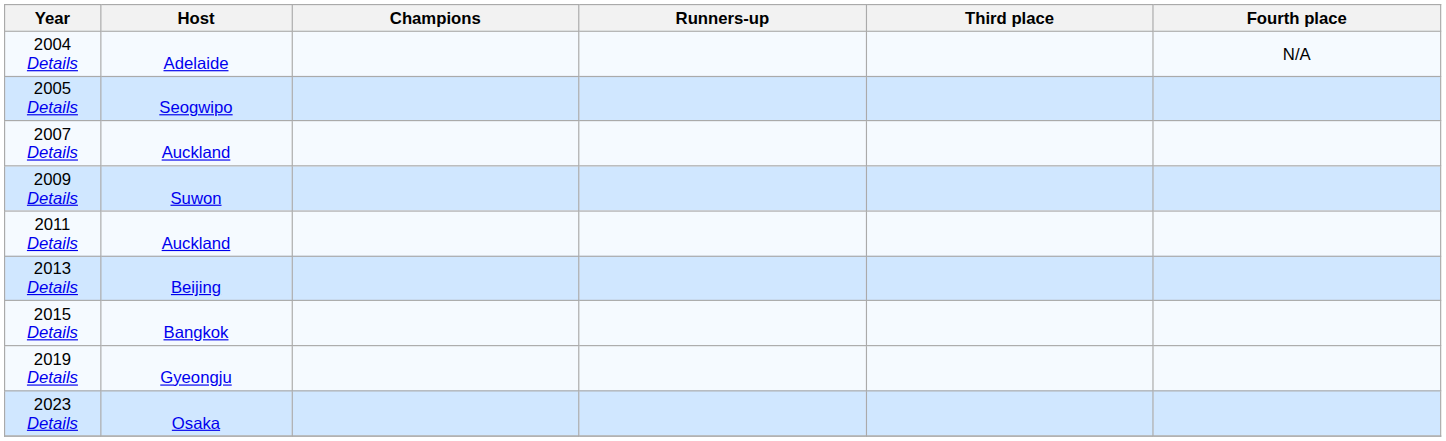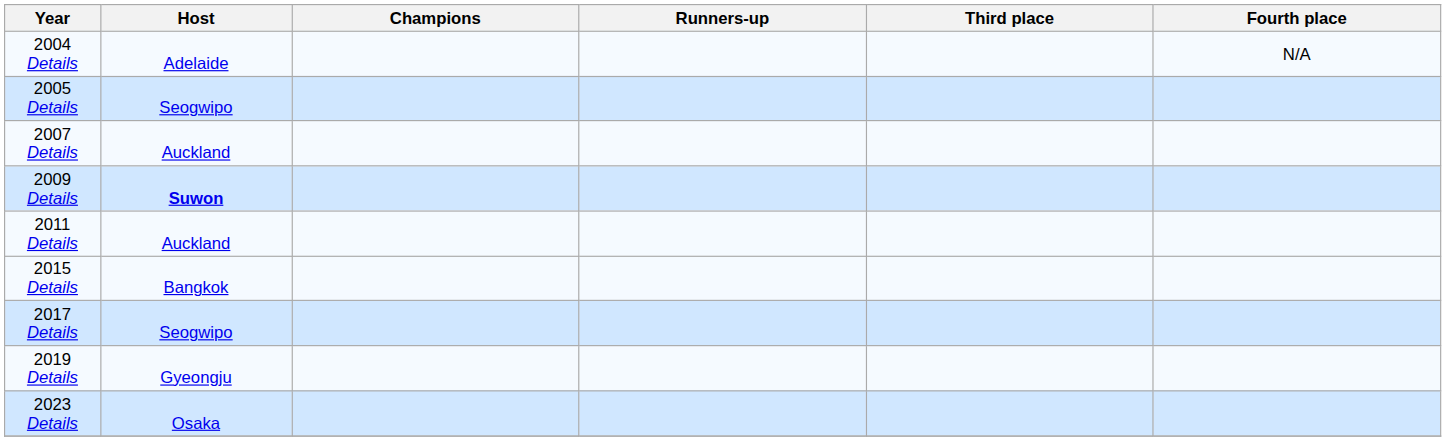(196, 198) normal -> (196, 198) bold
- row: (52, 279)
+ row: (52, 324)
